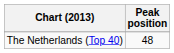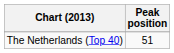(147, 40) 48 -> (147, 40) 51
